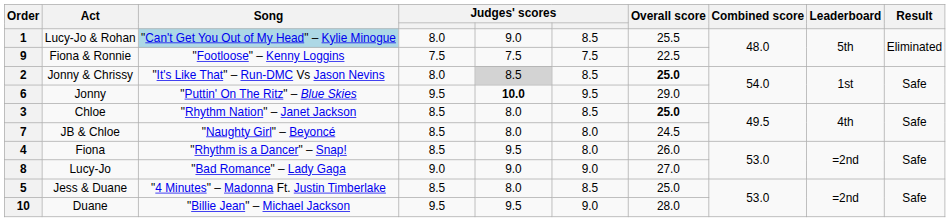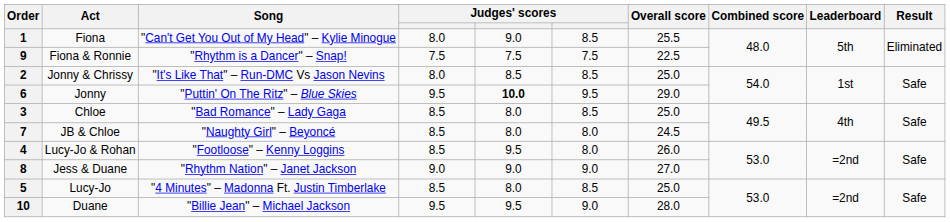(90, 38) Lucy-Jo & Rohan -> (90, 38) Fiona
(269, 38) lightblue background -> (269, 38) no background
(269, 56) "Footloose" – Kenny Loggins -> (269, 56) "Rhythm is a Dancer" – Snap!
(513, 75) lightgrey background -> (513, 75) no background
(668, 75) bold -> (668, 75) normal
(269, 113) "Rhythm Nation" – Janet Jackson -> (269, 113) "Bad Romance" – Lady Gaga
(668, 113) bold -> (668, 113) normal
(90, 150) Fiona -> (90, 150) Lucy-Jo & Rohan
(269, 150) "Rhythm is a Dancer" – Snap! -> (269, 150) "Footloose" – Kenny Loggins
(90, 169) Lucy-Jo -> (90, 169) Jess & Duane
(269, 169) "Bad Romance" – Lady Gaga -> (269, 169) "Rhythm Nation" – Janet Jackson
(90, 188) Jess & Duane -> (90, 188) Lucy-Jo
